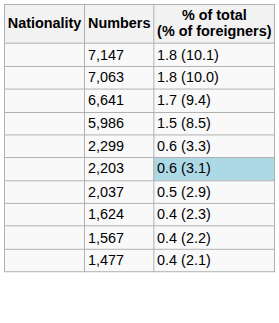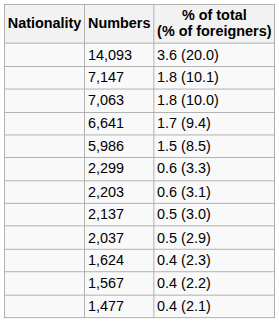+ row: (110, 54)
(184, 169) lightblue background -> (184, 191) no background
+ row: (106, 214)
